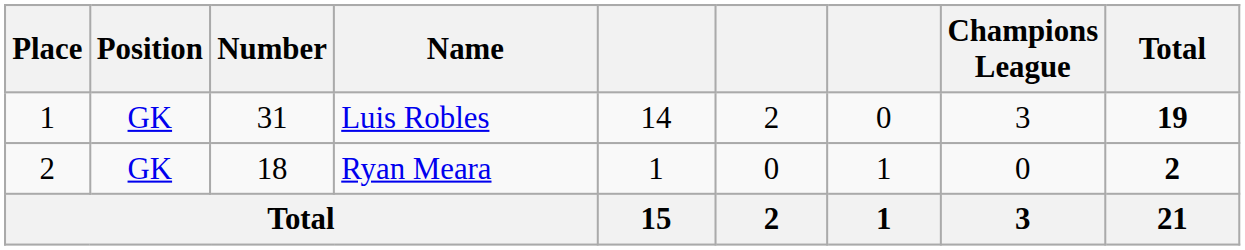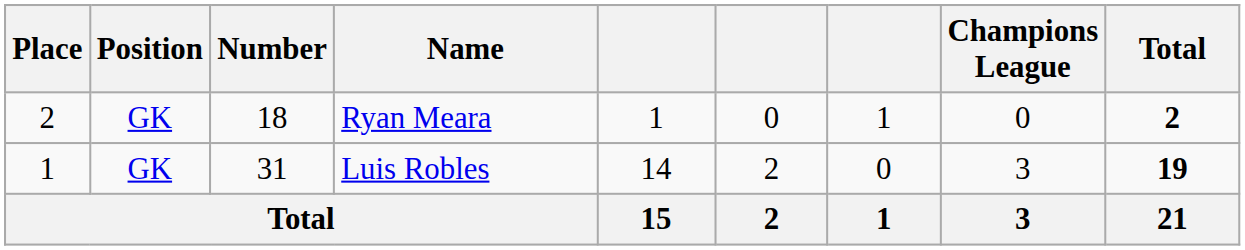rows swapped: (415, 117) <-> (416, 168)
